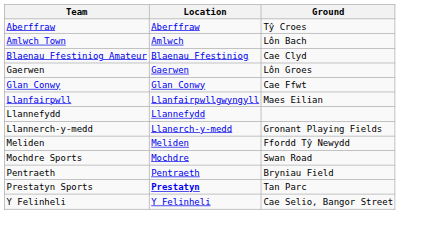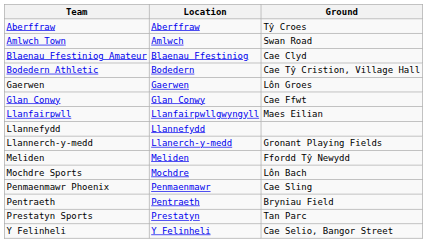(285, 41) Lôn Bach -> (288, 41) Swan Road
+ row: (52, 70)
(288, 158) Swan Road -> (285, 172) Lôn Bach
+ row: (58, 187)
(175, 187) bold -> (175, 216) normal
